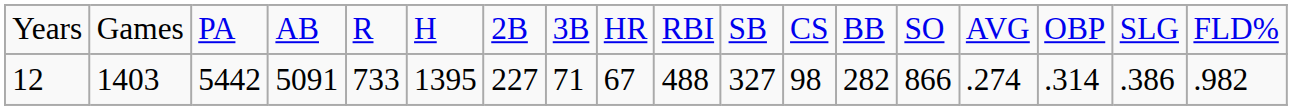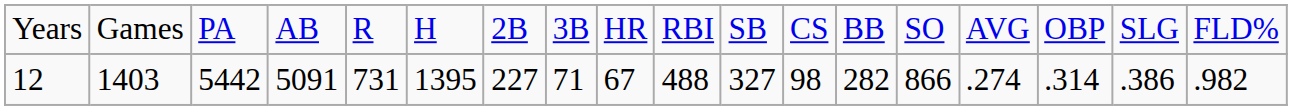(376, 79) 733 -> (376, 79) 731
